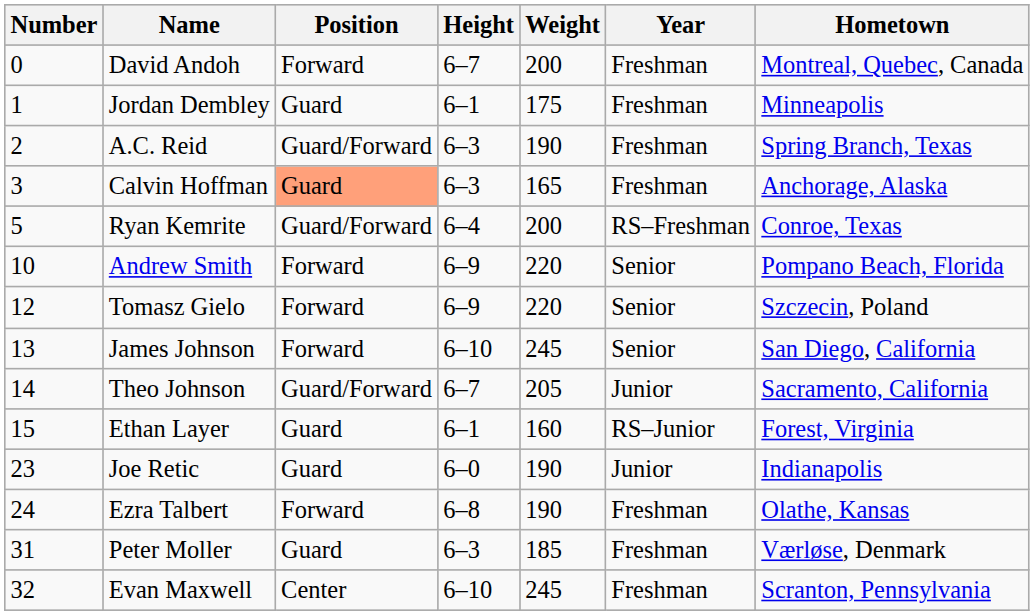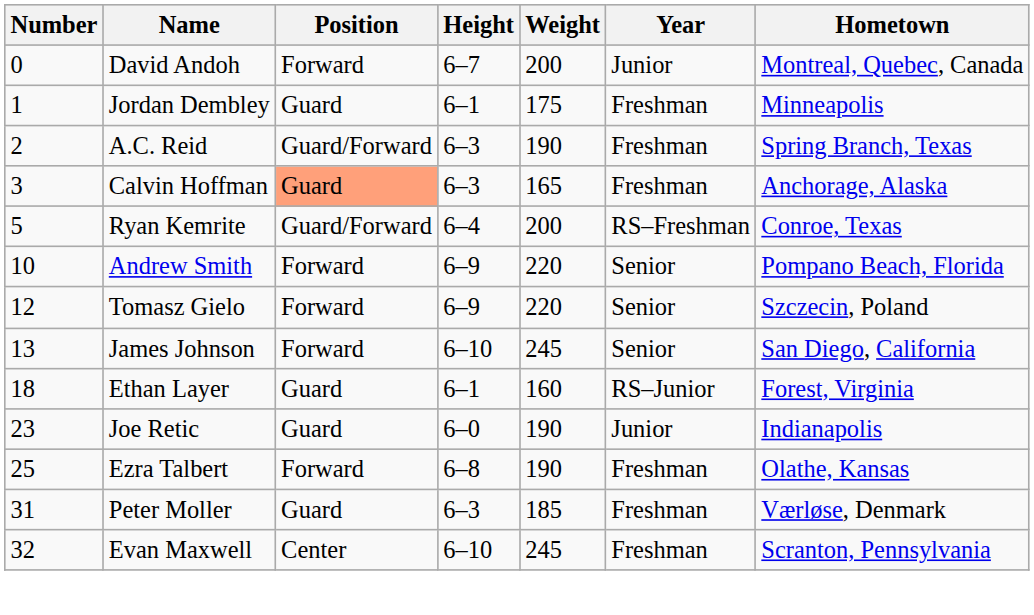(660, 65) Freshman -> (642, 65) Junior
- row: (177, 388)
(23, 428) 15 -> (23, 388) 18
(23, 509) 24 -> (23, 468) 25
